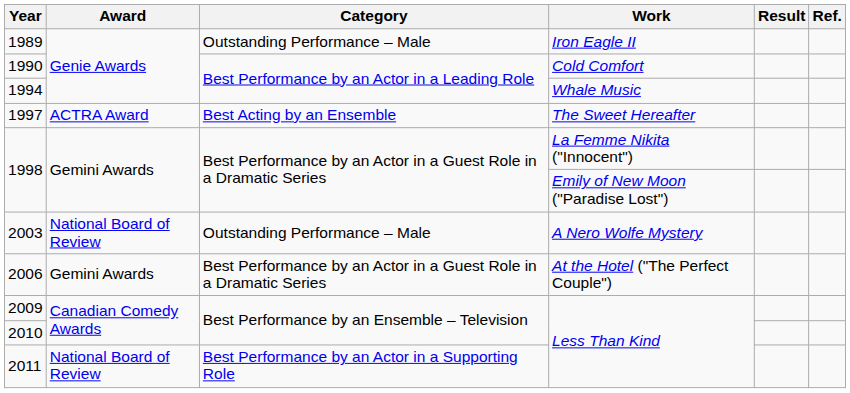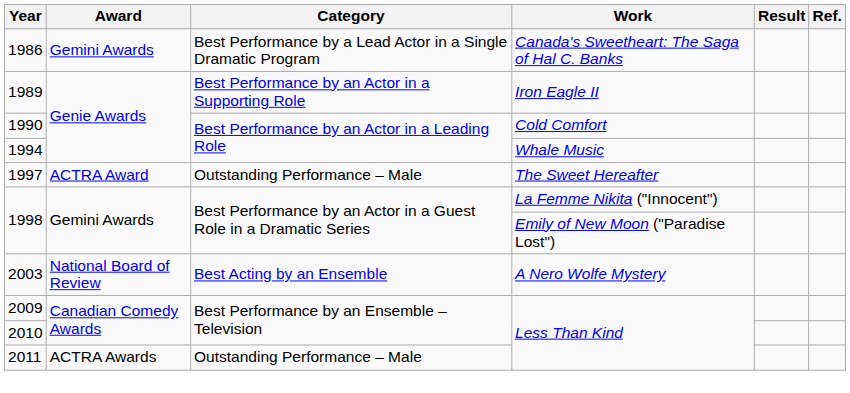+ row: (25, 50)
(317, 41) Outstanding Performance – Male -> (312, 92) Best Performance by an Actor in a Supporting Role
(299, 115) Best Acting by an Ensemble -> (308, 174) Outstanding Performance – Male
(317, 232) Outstanding Performance – Male -> (291, 274) Best Acting by an Ensemble
- row: (25, 274)
(110, 366) National Board of Review -> (103, 357) ACTRA Awards
(360, 366) Best Performance by an Actor in a Supporting Role -> (308, 357) Outstanding Performance – Male
